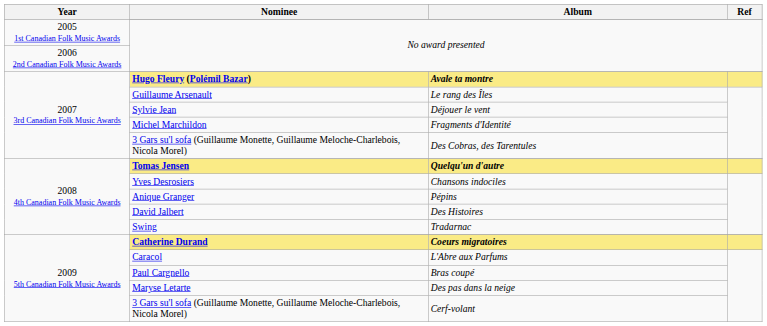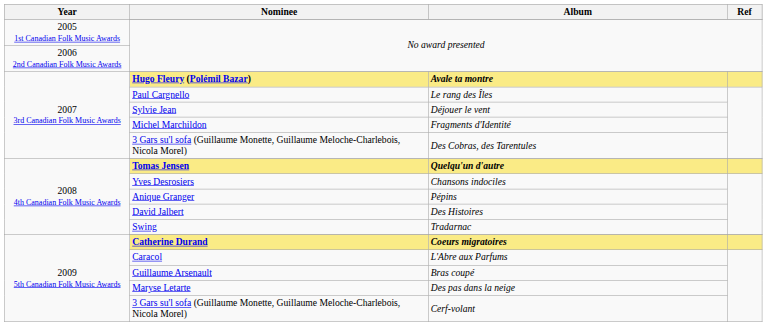(172, 94) Guillaume Arsenault -> (161, 94) Paul Cargnello
(161, 272) Paul Cargnello -> (172, 272) Guillaume Arsenault
